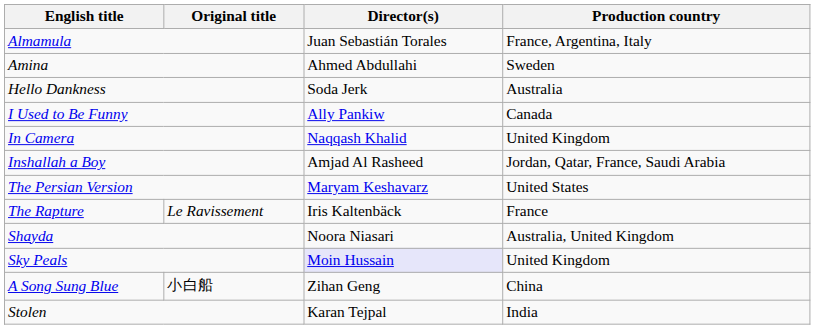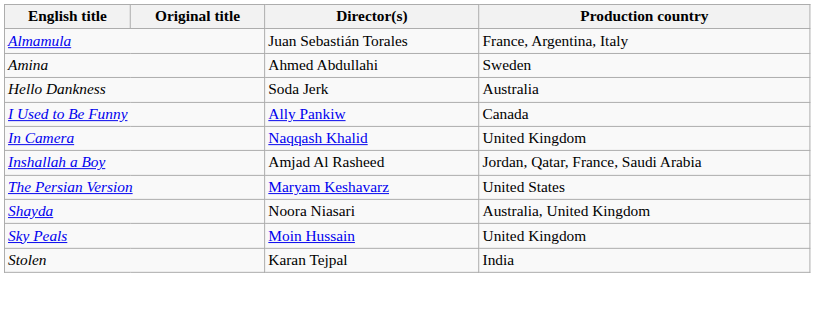- row: (46, 211)
(351, 260) lavender background -> (312, 235) no background
- row: (63, 286)
